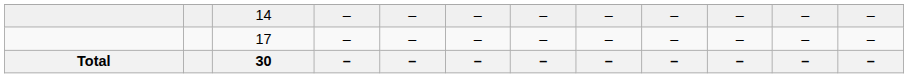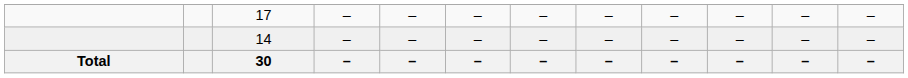rows swapped: (263, 38) <-> (263, 15)
